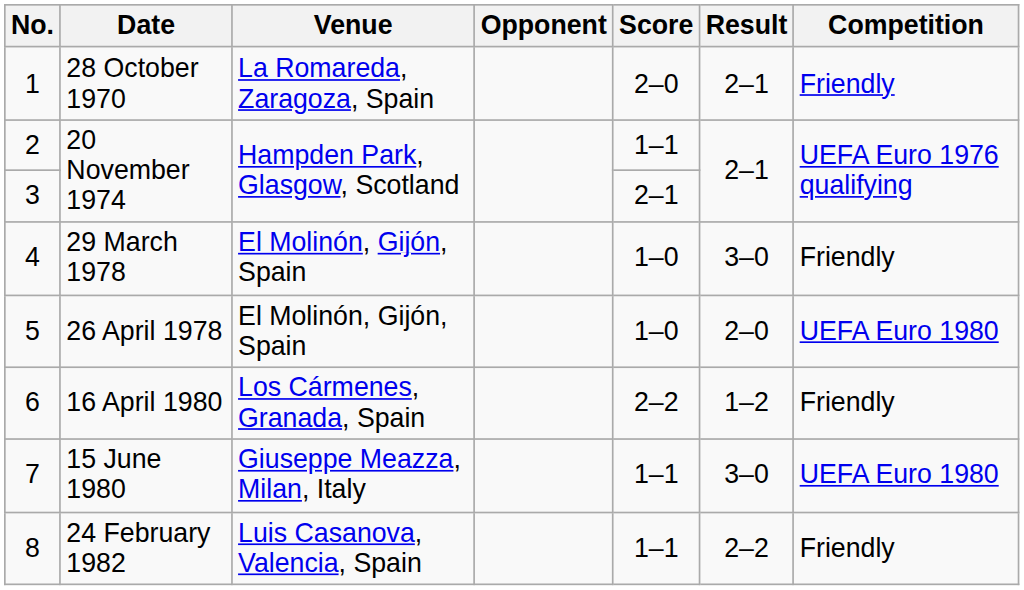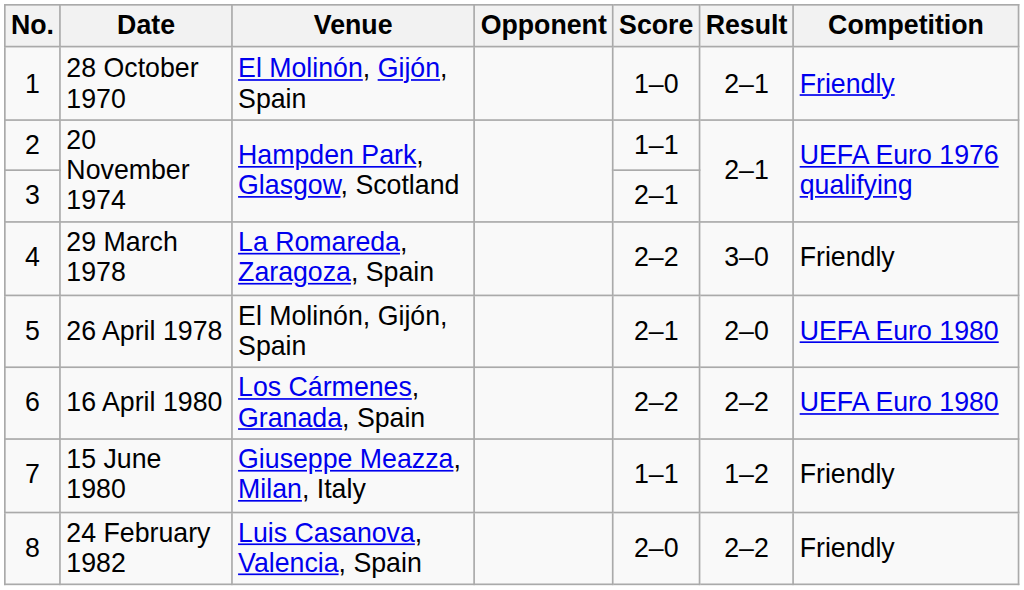(336, 83) La Romareda, Zaragoza, Spain -> (343, 83) El Molinón, Gijón, Spain
(656, 83) 2–0 -> (656, 83) 1–0
(343, 258) El Molinón, Gijón, Spain -> (336, 258) La Romareda, Zaragoza, Spain
(656, 258) 1–0 -> (656, 258) 2–2
(656, 330) 1–0 -> (656, 330) 2–1
(747, 402) 1–2 -> (747, 402) 2–2
(847, 402) Friendly -> (899, 402) UEFA Euro 1980
(747, 475) 3–0 -> (747, 475) 1–2
(899, 475) UEFA Euro 1980 -> (847, 475) Friendly
(656, 547) 1–1 -> (656, 547) 2–0
